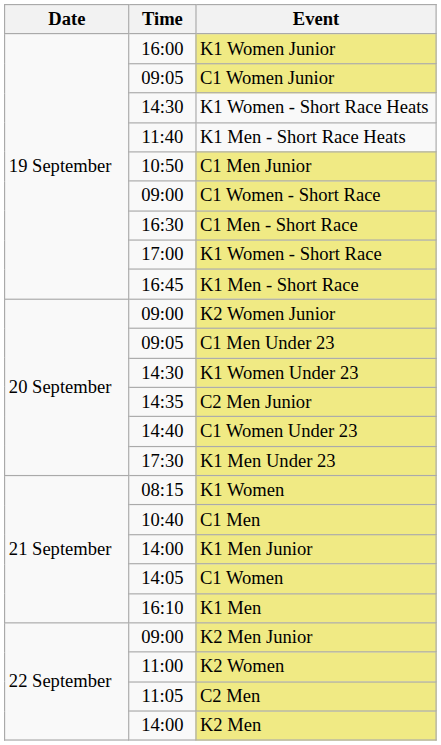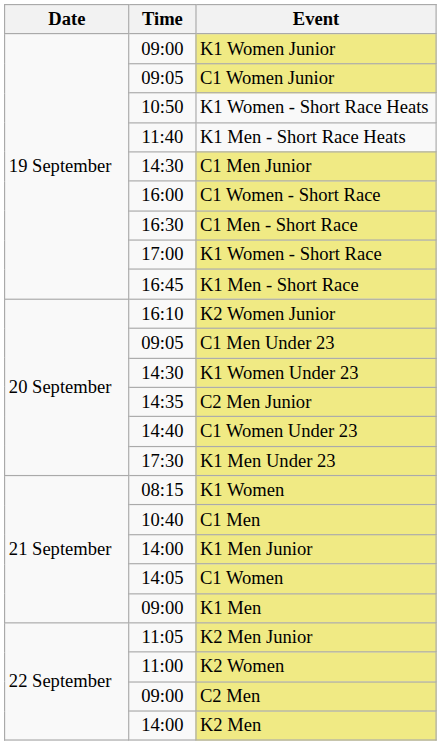(162, 48) 16:00 -> (162, 48) 09:00
(162, 107) 14:30 -> (162, 107) 10:50
(162, 166) 10:50 -> (162, 166) 14:30
(162, 195) 09:00 -> (162, 195) 16:00
(162, 313) 09:00 -> (162, 313) 16:10
(162, 607) 16:10 -> (162, 607) 09:00
(162, 637) 09:00 -> (162, 637) 11:05
(162, 696) 11:05 -> (162, 696) 09:00
